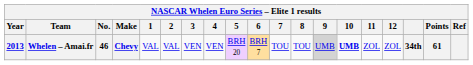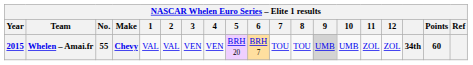(15, 47) 2013 -> (15, 47) 2015
(104, 47) 46 -> (104, 47) 55
(349, 47) bold -> (349, 47) normal
(437, 47) 61 -> (437, 47) 60
